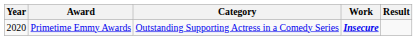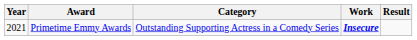(16, 27) 2020 -> (16, 27) 2021
